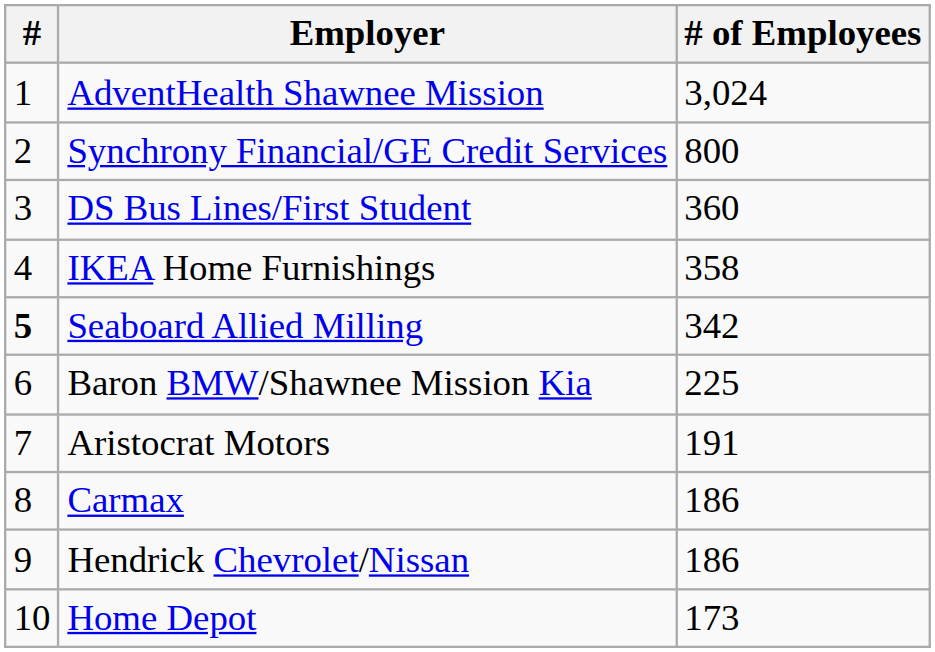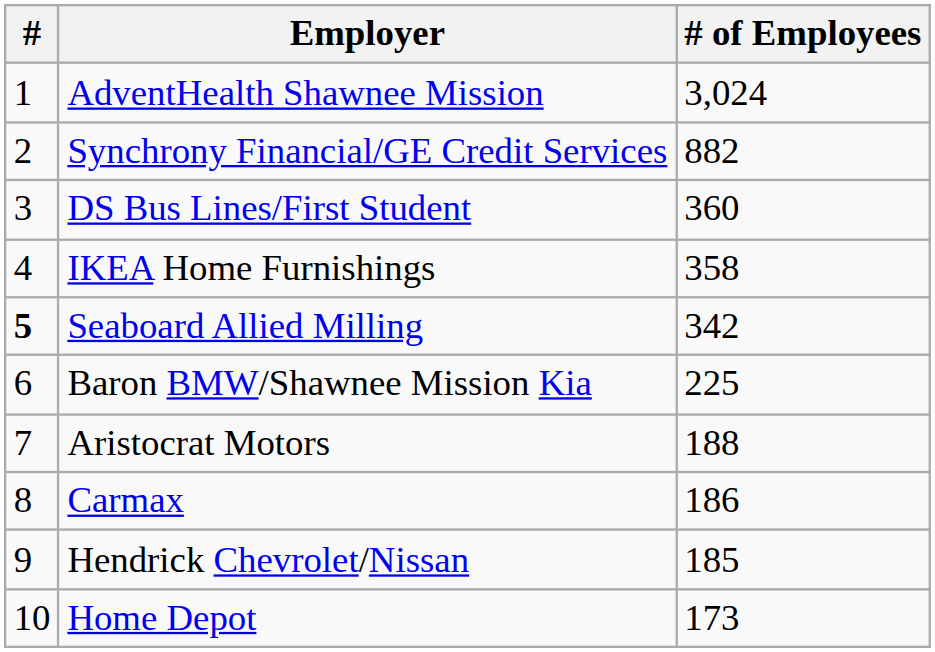(712, 150) 800 -> (712, 150) 882
(712, 442) 191 -> (712, 442) 188
(712, 558) 186 -> (712, 558) 185
